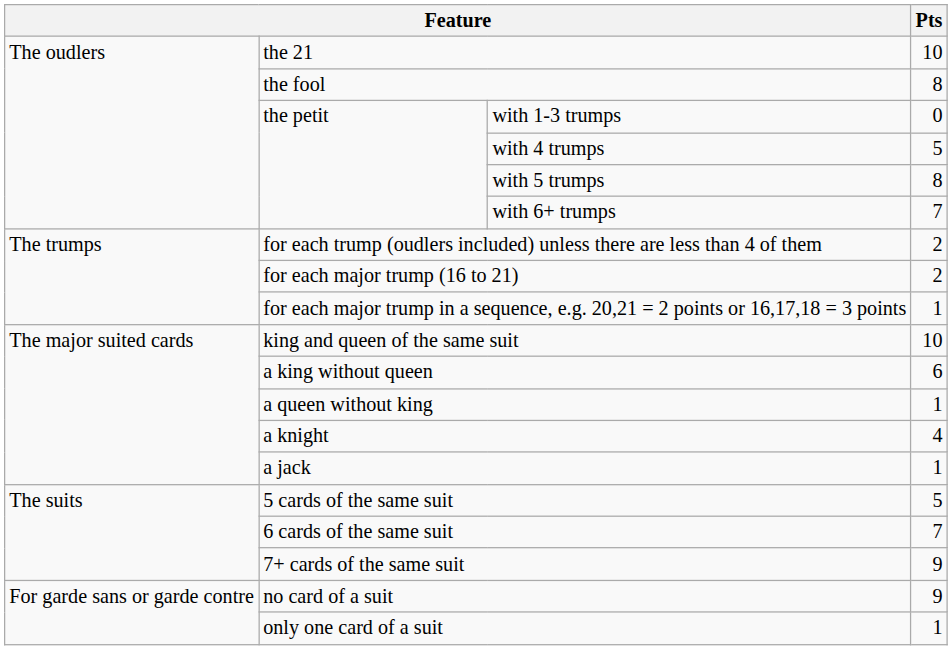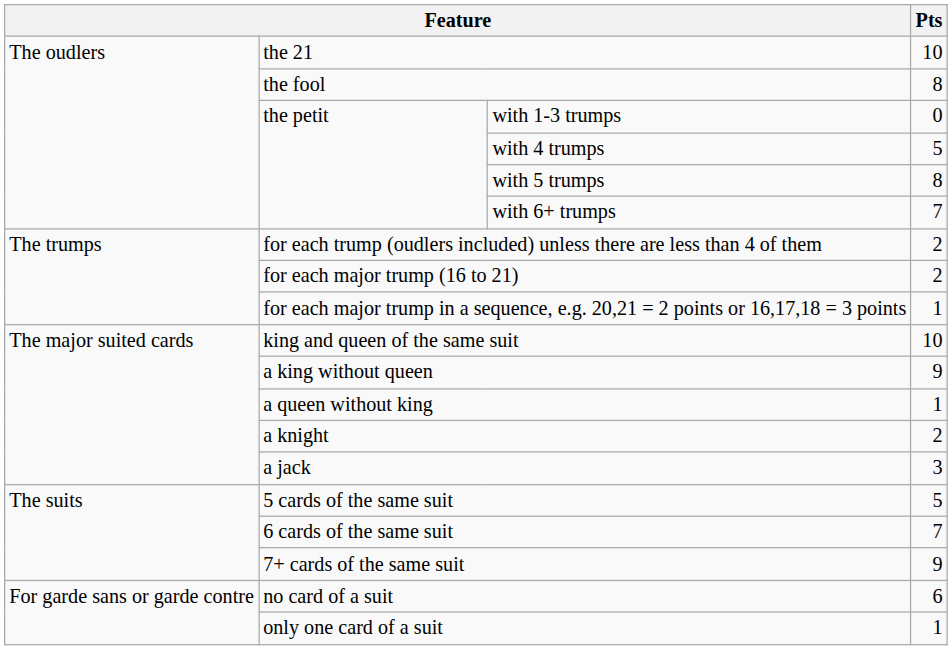(937, 372) 6 -> (937, 372) 9
(937, 436) 4 -> (937, 436) 2
(937, 468) 1 -> (937, 468) 3
(937, 595) 9 -> (937, 595) 6
